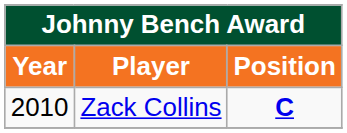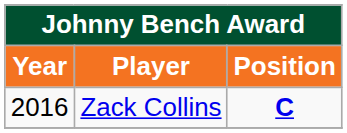(40, 107) 2010 -> (40, 107) 2016
